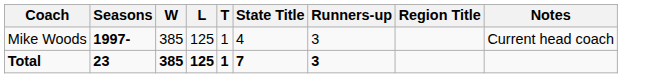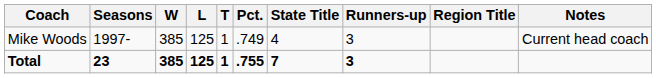+ column: (250, 15)
(112, 38) bold -> (112, 38) normal
